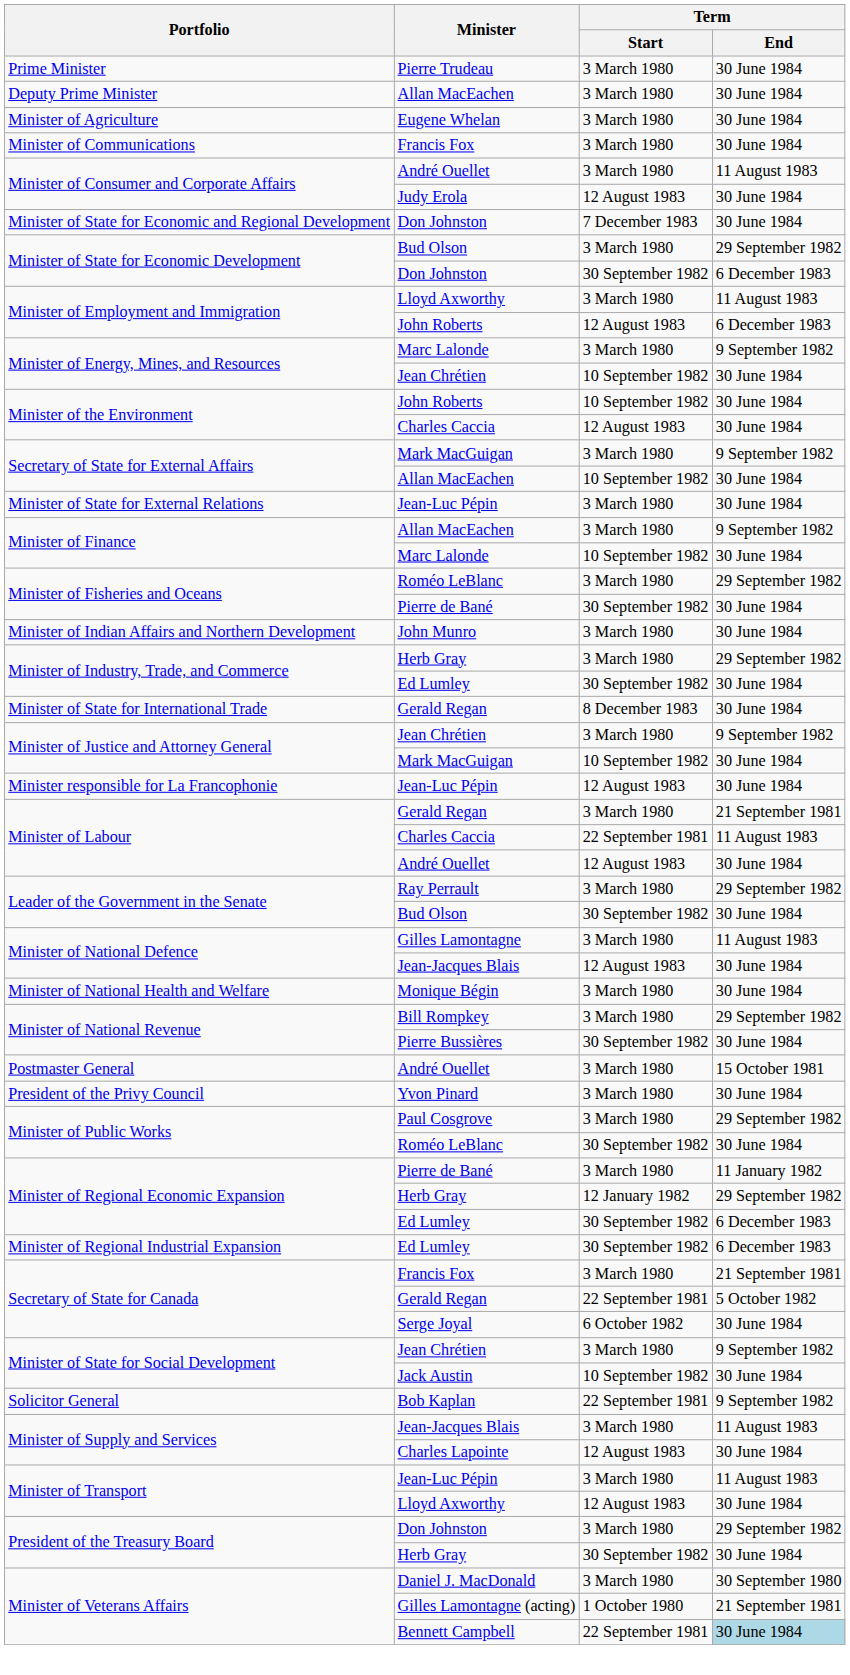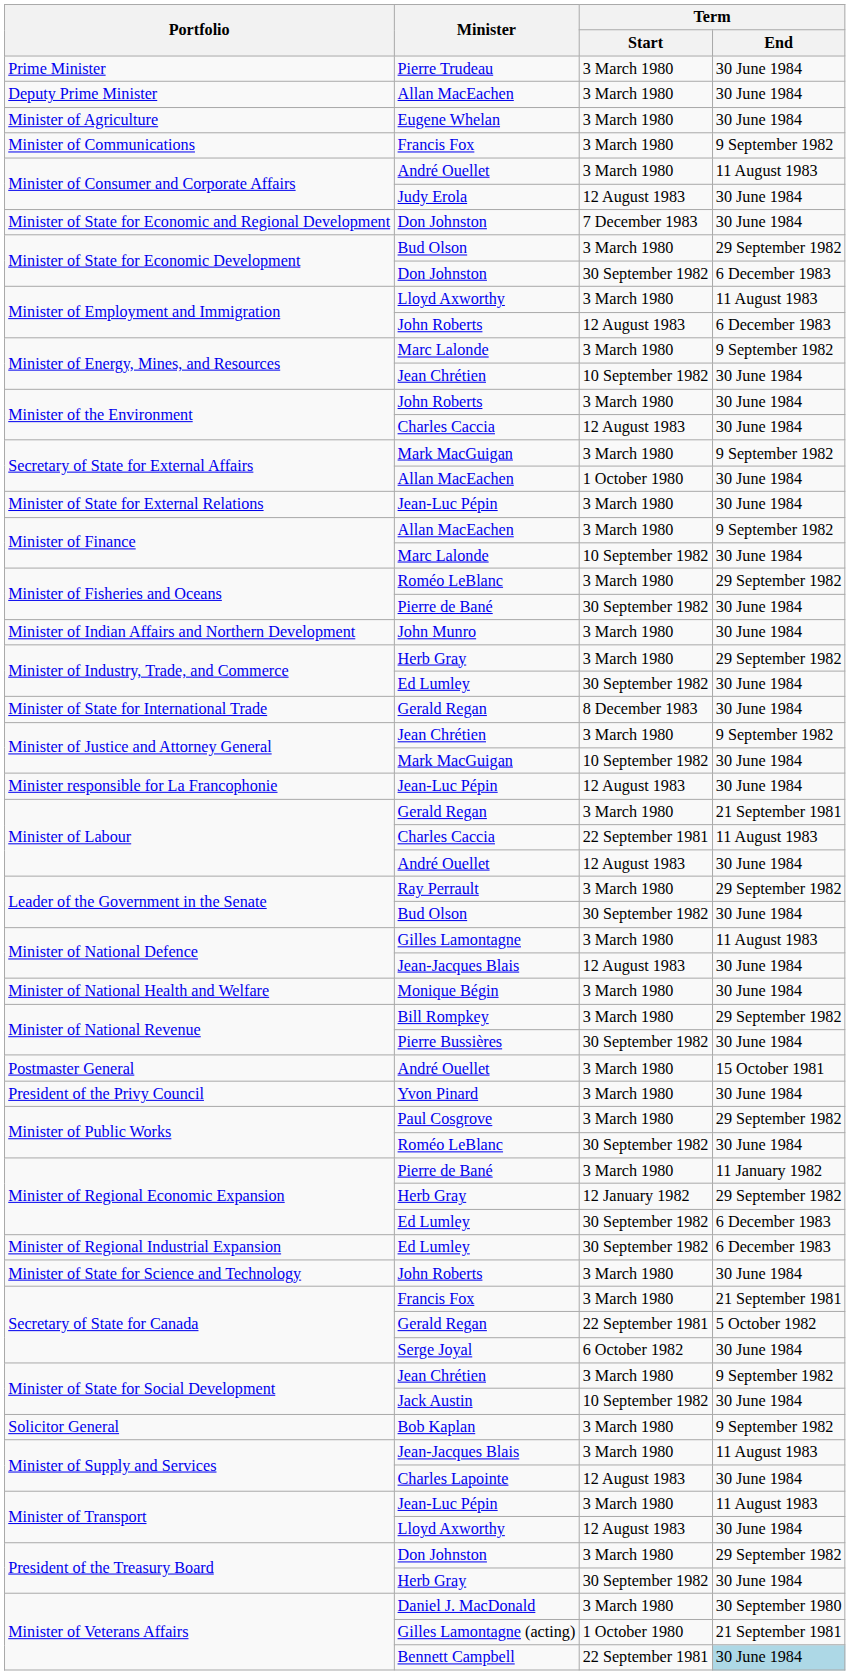(759, 145) 30 June 1984 -> (775, 145) 9 September 1982
(646, 401) 10 September 1982 -> (628, 401) 3 March 1980
(646, 478) 10 September 1982 -> (633, 478) 1 October 1980
+ row: (155, 1273)
(646, 1401) 22 September 1981 -> (628, 1426) 3 March 1980
